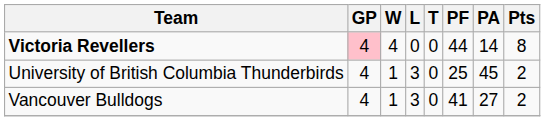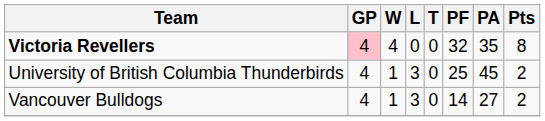(458, 45) 44 -> (458, 45) 32
(489, 45) 14 -> (489, 45) 35
(458, 101) 41 -> (458, 101) 14
